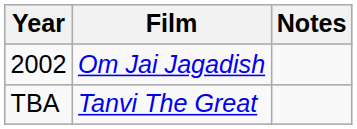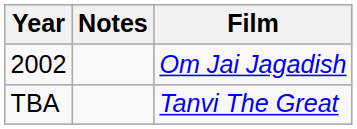columns swapped: (172, 24) <-> (312, 24)
